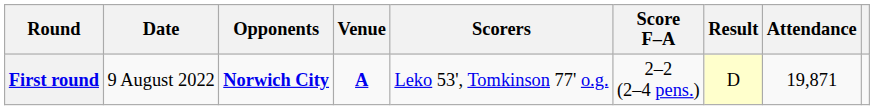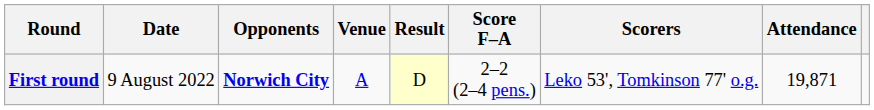columns swapped: (733, 29) <-> (501, 29)
(362, 79) bold -> (362, 79) normal
